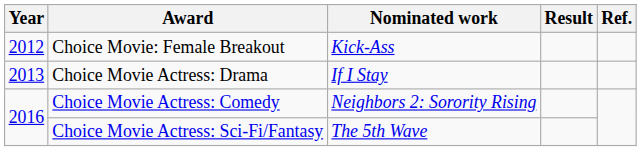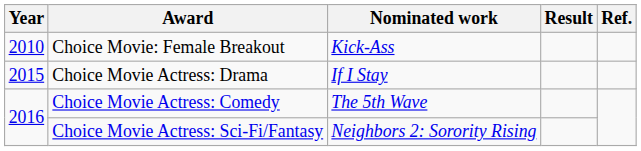(26, 46) 2012 -> (26, 46) 2010
(26, 74) 2013 -> (26, 74) 2015
(434, 103) Neighbors 2: Sorority Rising -> (379, 103) The 5th Wave
(379, 131) The 5th Wave -> (434, 131) Neighbors 2: Sorority Rising
